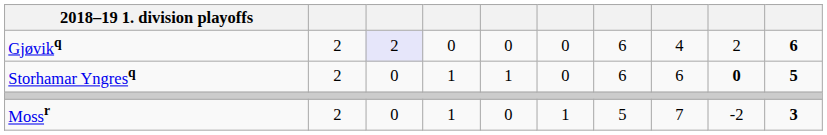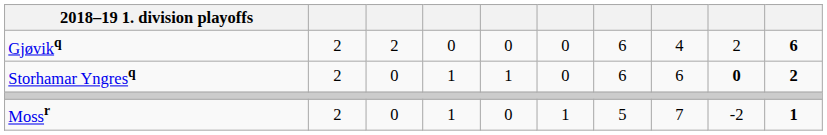(394, 45) lavender background -> (394, 45) no background
(794, 76) 5 -> (794, 76) 2
(794, 114) 3 -> (794, 114) 1
